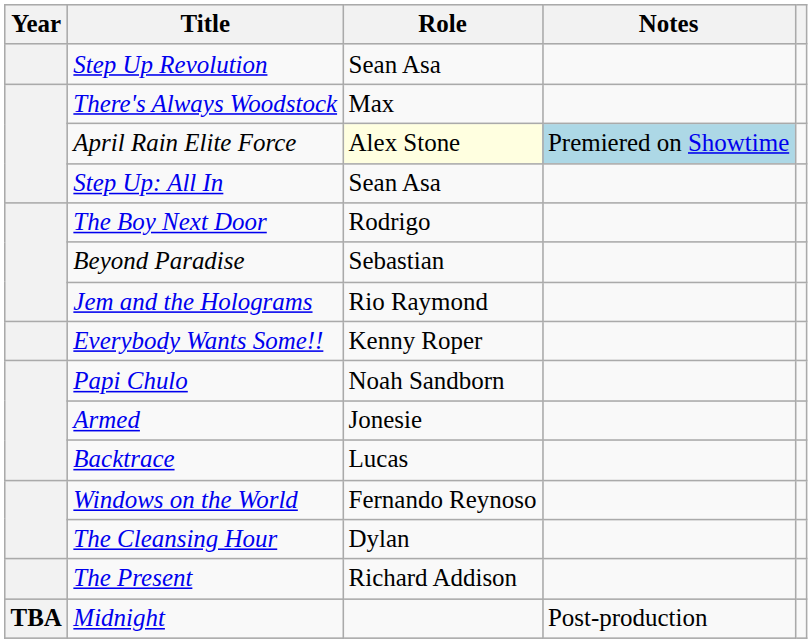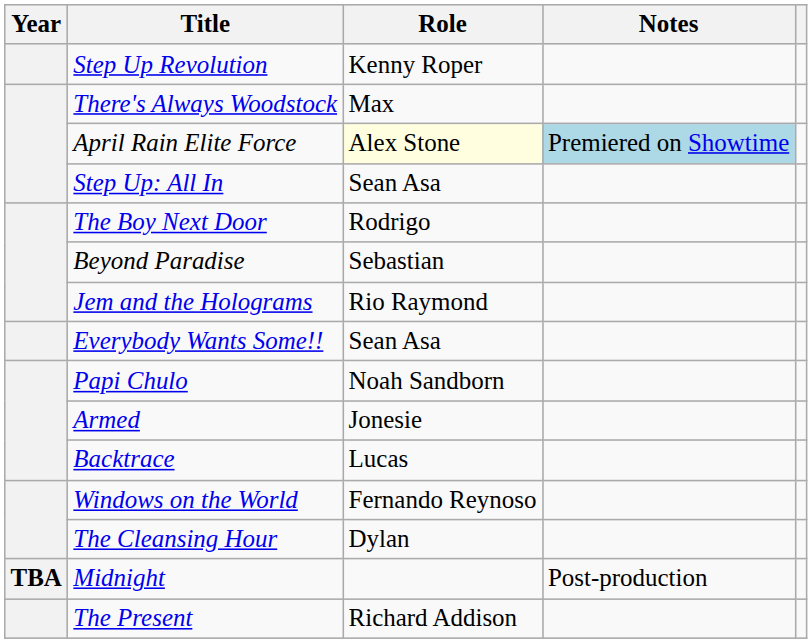(395, 63) Sean Asa -> (415, 63) Kenny Roper
(415, 340) Kenny Roper -> (395, 340) Sean Asa
rows swapped: (133, 578) <-> (119, 618)
